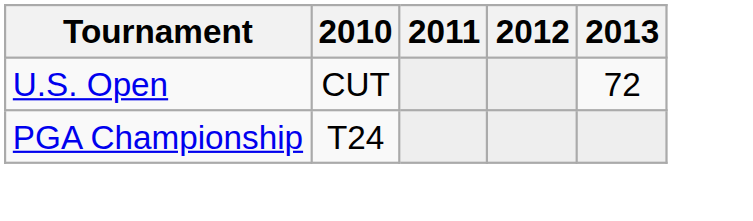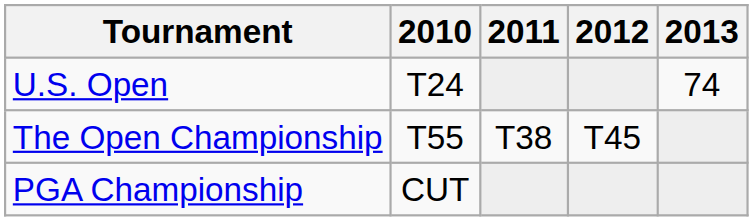(356, 84) CUT -> (435, 84) T24
(622, 84) 72 -> (702, 84) 74
+ row: (198, 137)
(356, 137) T24 -> (435, 190) CUT
